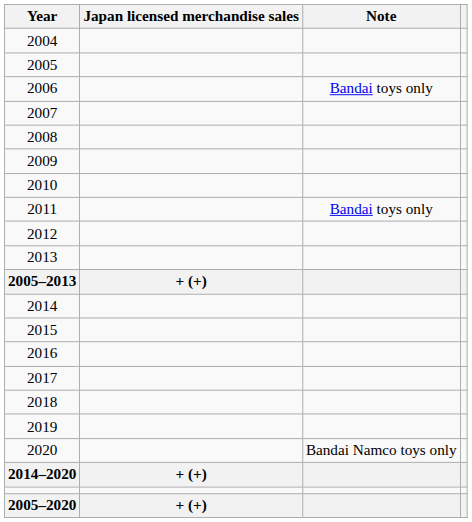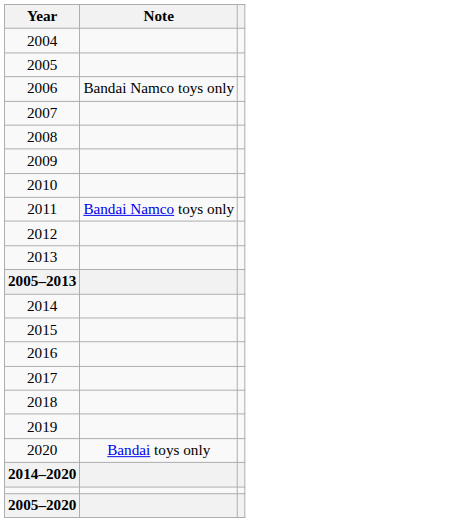- column: (191, 16)
(381, 88) Bandai toys only -> (159, 88) Bandai Namco toys only
(381, 209) Bandai toys only -> (159, 209) Bandai Namco toys only
(381, 450) Bandai Namco toys only -> (159, 450) Bandai toys only
